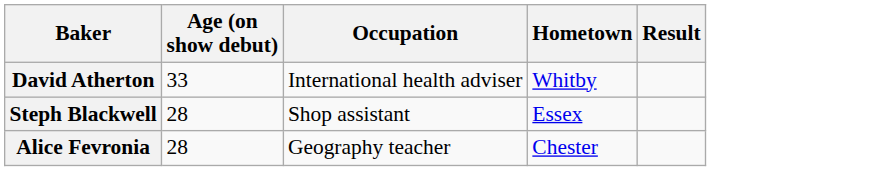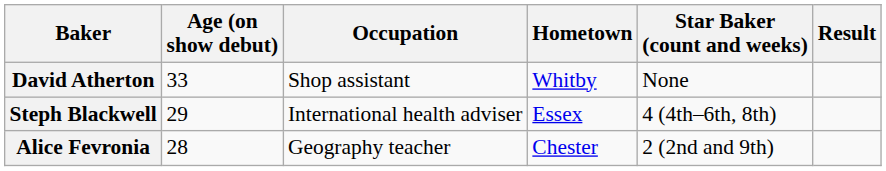+ column: (725, 33)
(405, 79) International health adviser -> (349, 79) Shop assistant
(177, 113) 28 -> (177, 113) 29
(349, 113) Shop assistant -> (405, 113) International health adviser
